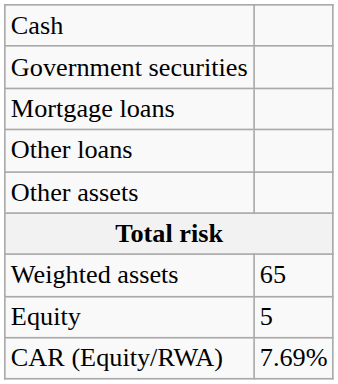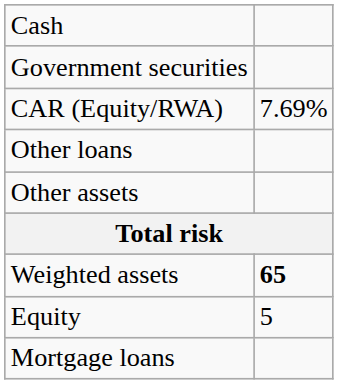rows swapped: (93, 108) <-> (117, 358)
(273, 274) normal -> (273, 274) bold
